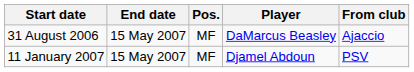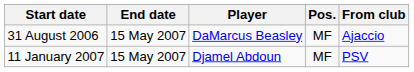columns swapped: (206, 14) <-> (281, 14)
